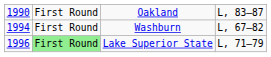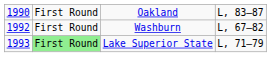(18, 28) 1994 -> (18, 28) 1992
(18, 44) 1996 -> (18, 44) 1993
